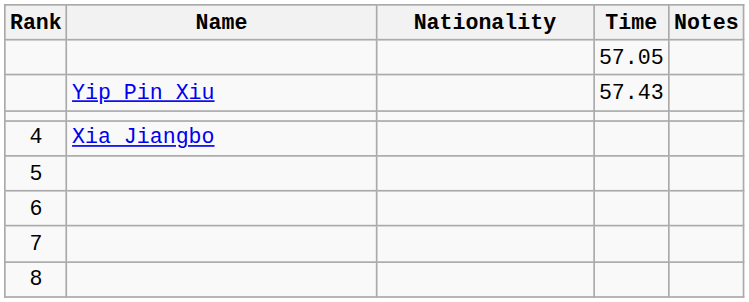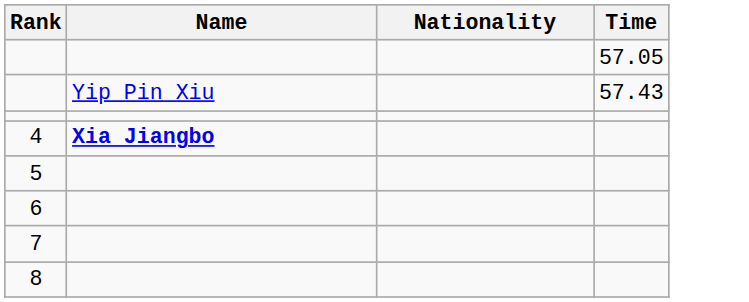- column: (706, 22)
(143, 138) normal -> (143, 138) bold
